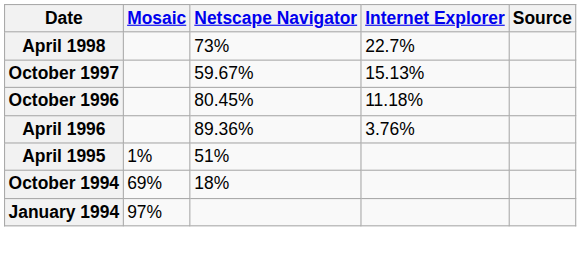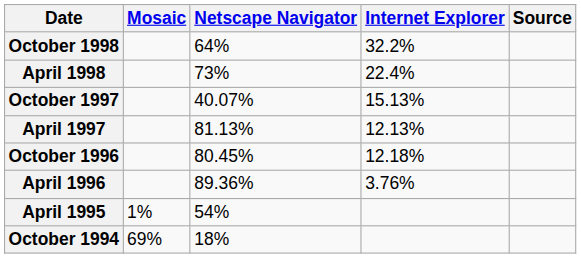+ row: (64, 45)
(390, 45) 22.7% -> (390, 73) 22.4%
(224, 73) 59.67% -> (224, 101) 40.07%
+ row: (64, 128)
(394, 101) 11.18% -> (395, 156) 12.18%
(212, 156) 51% -> (212, 211) 54%
- row: (64, 211)
